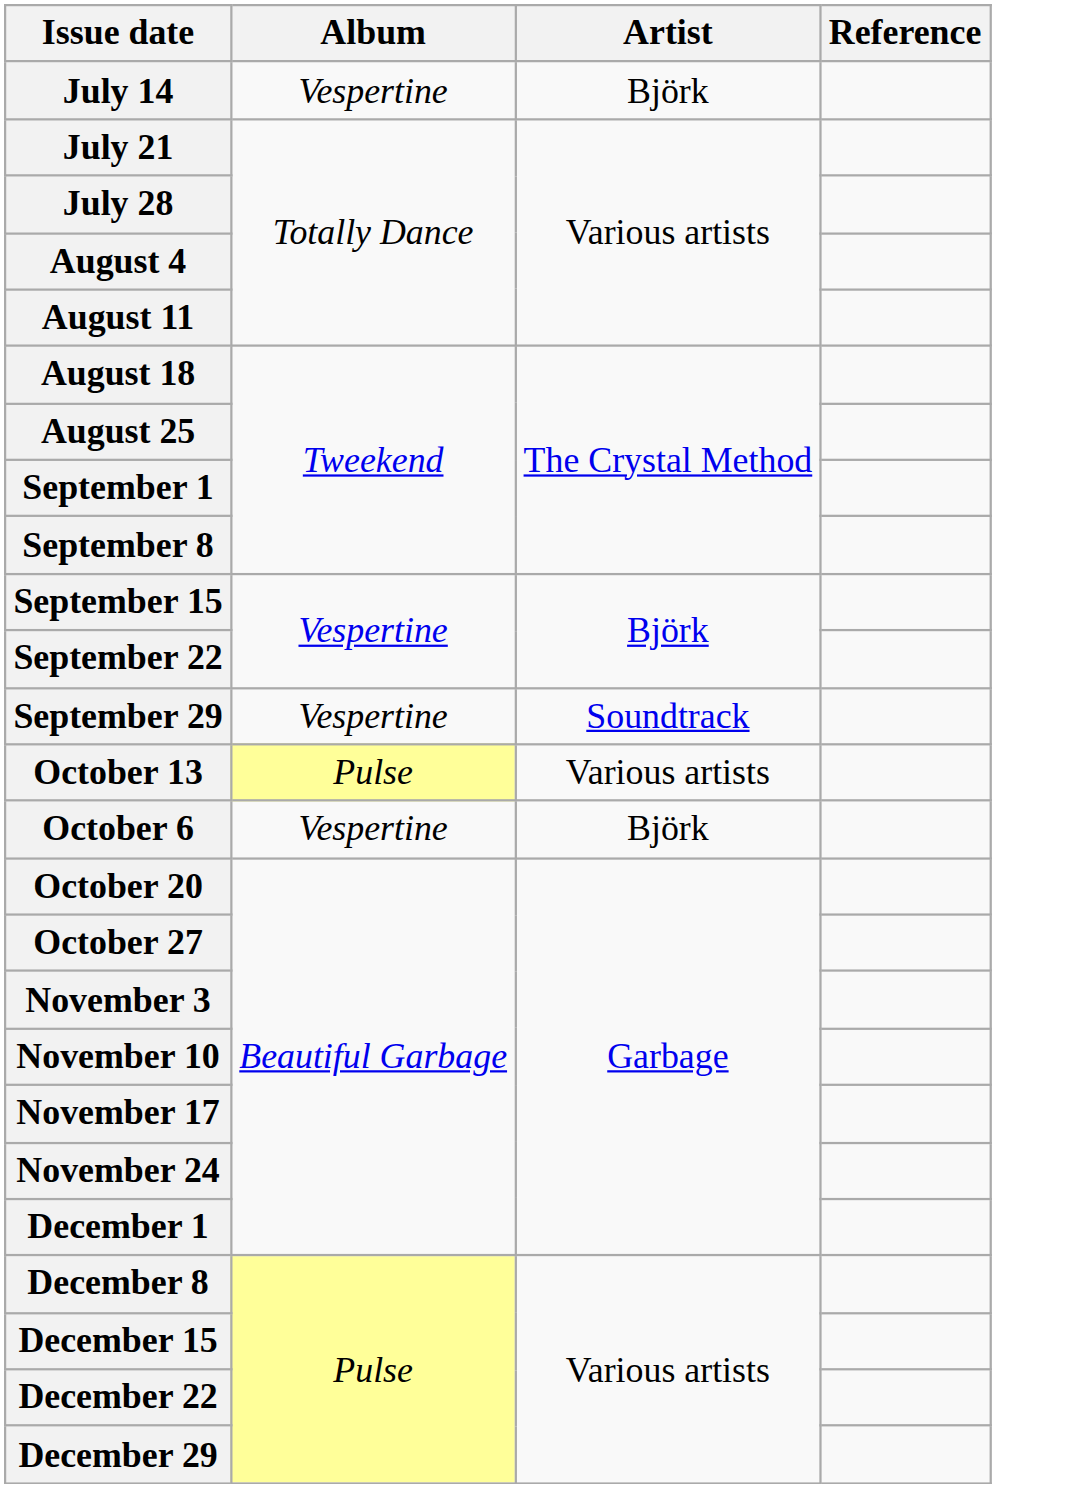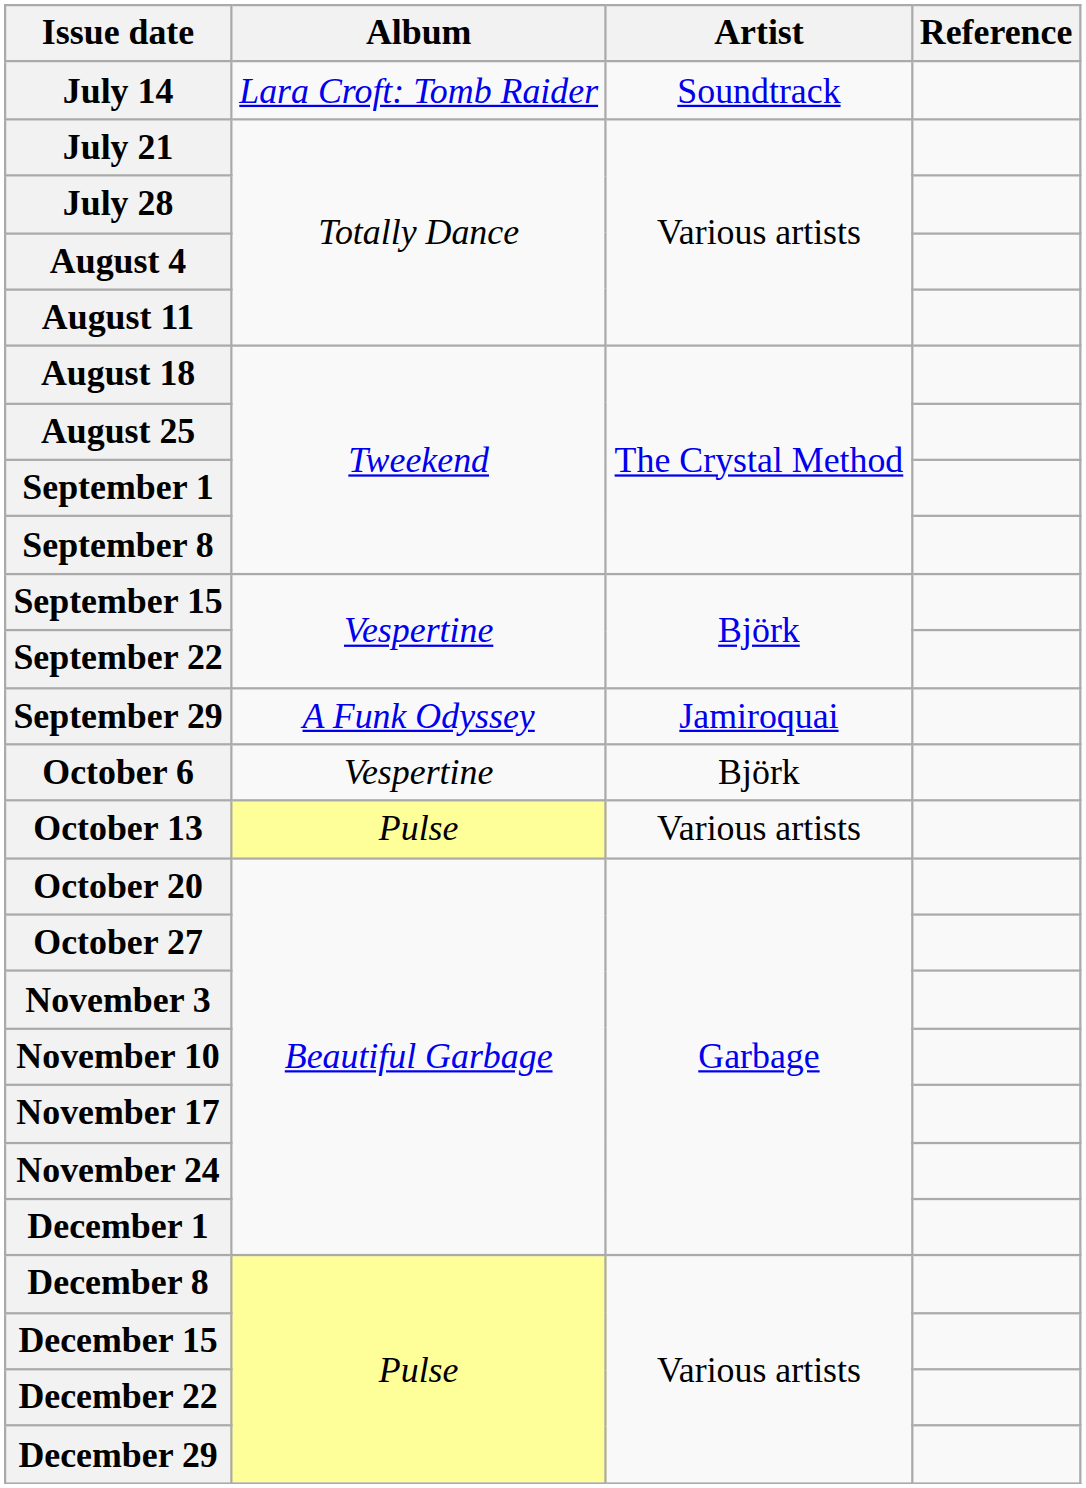(373, 89) Vespertine -> (419, 89) Lara Croft: Tomb Raider
(668, 89) Björk -> (759, 89) Soundtrack
(373, 715) Vespertine -> (419, 715) A Funk Odyssey
(668, 715) Soundtrack -> (759, 715) Jamiroquai
rows swapped: (118, 828) <-> (118, 771)
